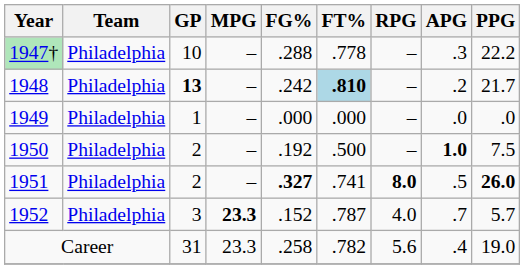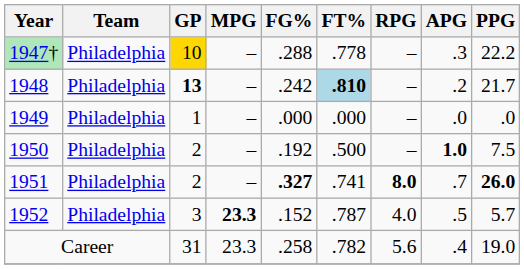(192, 53) no background -> (192, 53) gold background
(460, 182) .5 -> (460, 182) .7
(460, 214) .7 -> (460, 214) .5
